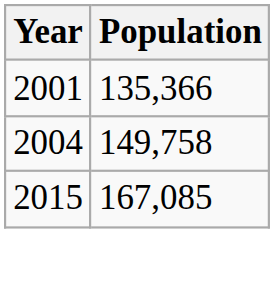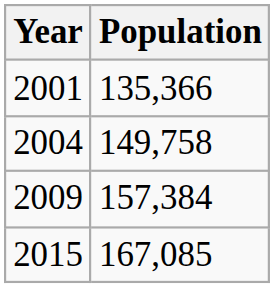+ row: (48, 198)
